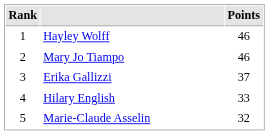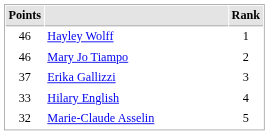columns swapped: (23, 15) <-> (244, 15)
